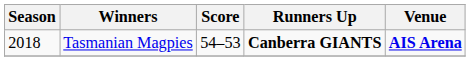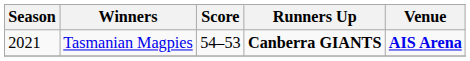(24, 42) 2018 -> (24, 42) 2021
